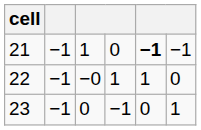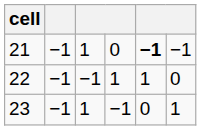(90, 79) −0 -> (90, 79) −1
(85, 109) 0 -> (85, 109) 1
